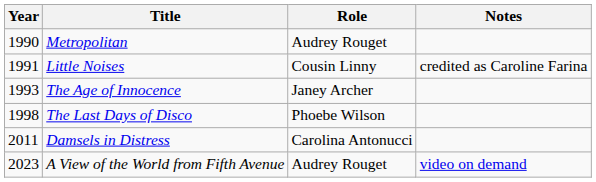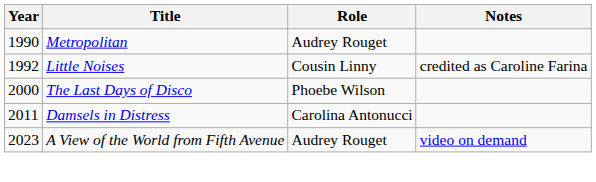(24, 66) 1991 -> (24, 66) 1992
- row: (114, 90)
(24, 115) 1998 -> (24, 90) 2000
